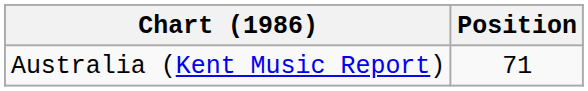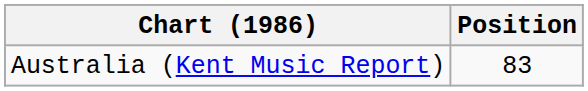(517, 66) 71 -> (517, 66) 83
